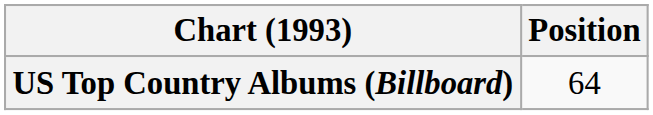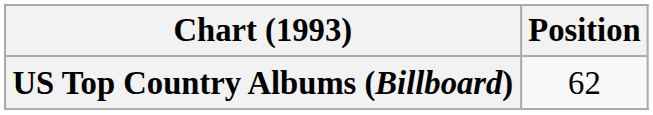(584, 82) 64 -> (584, 82) 62
